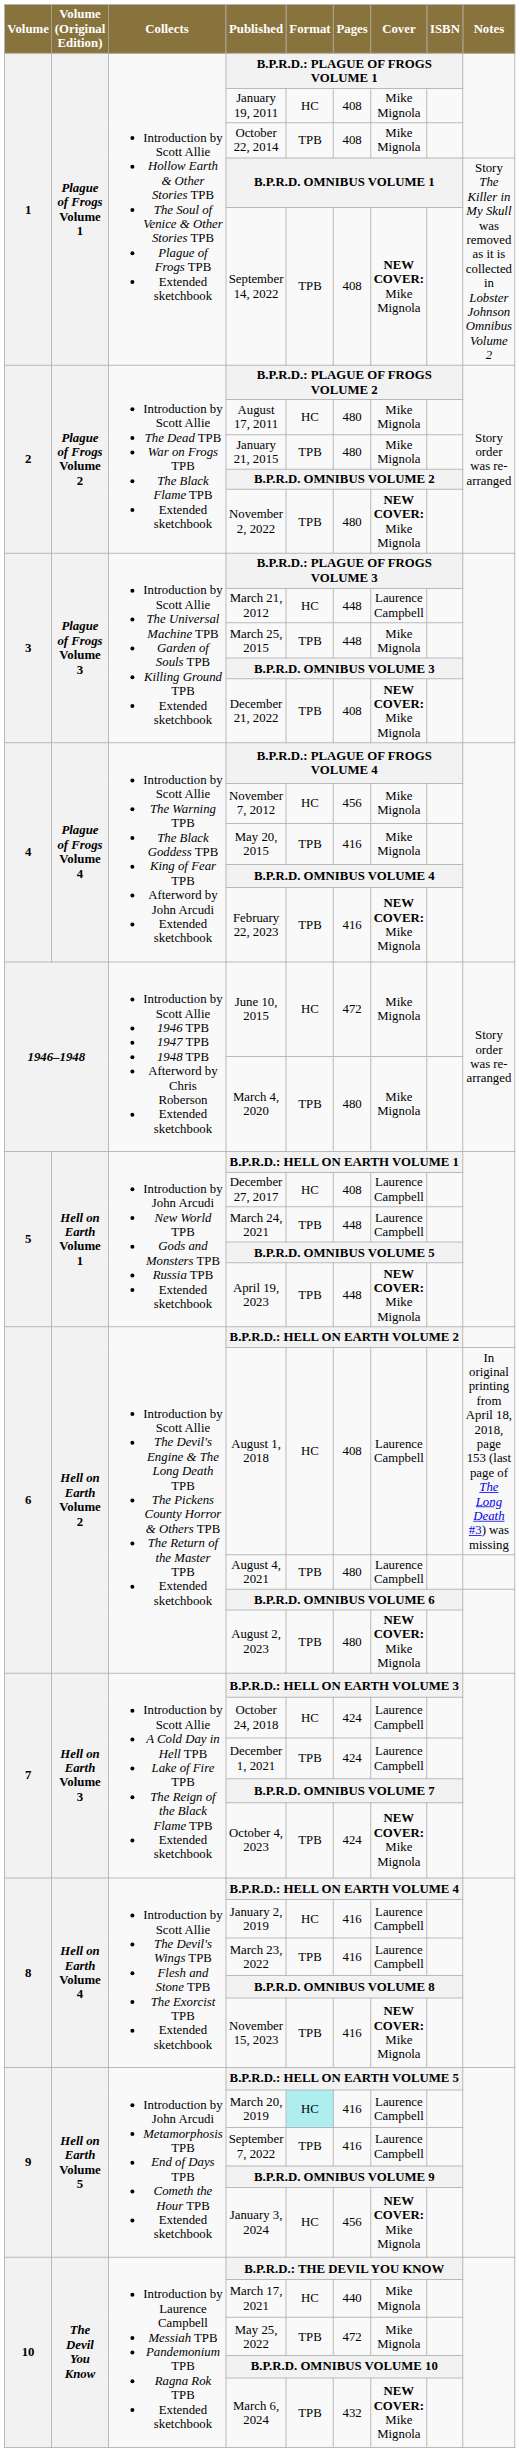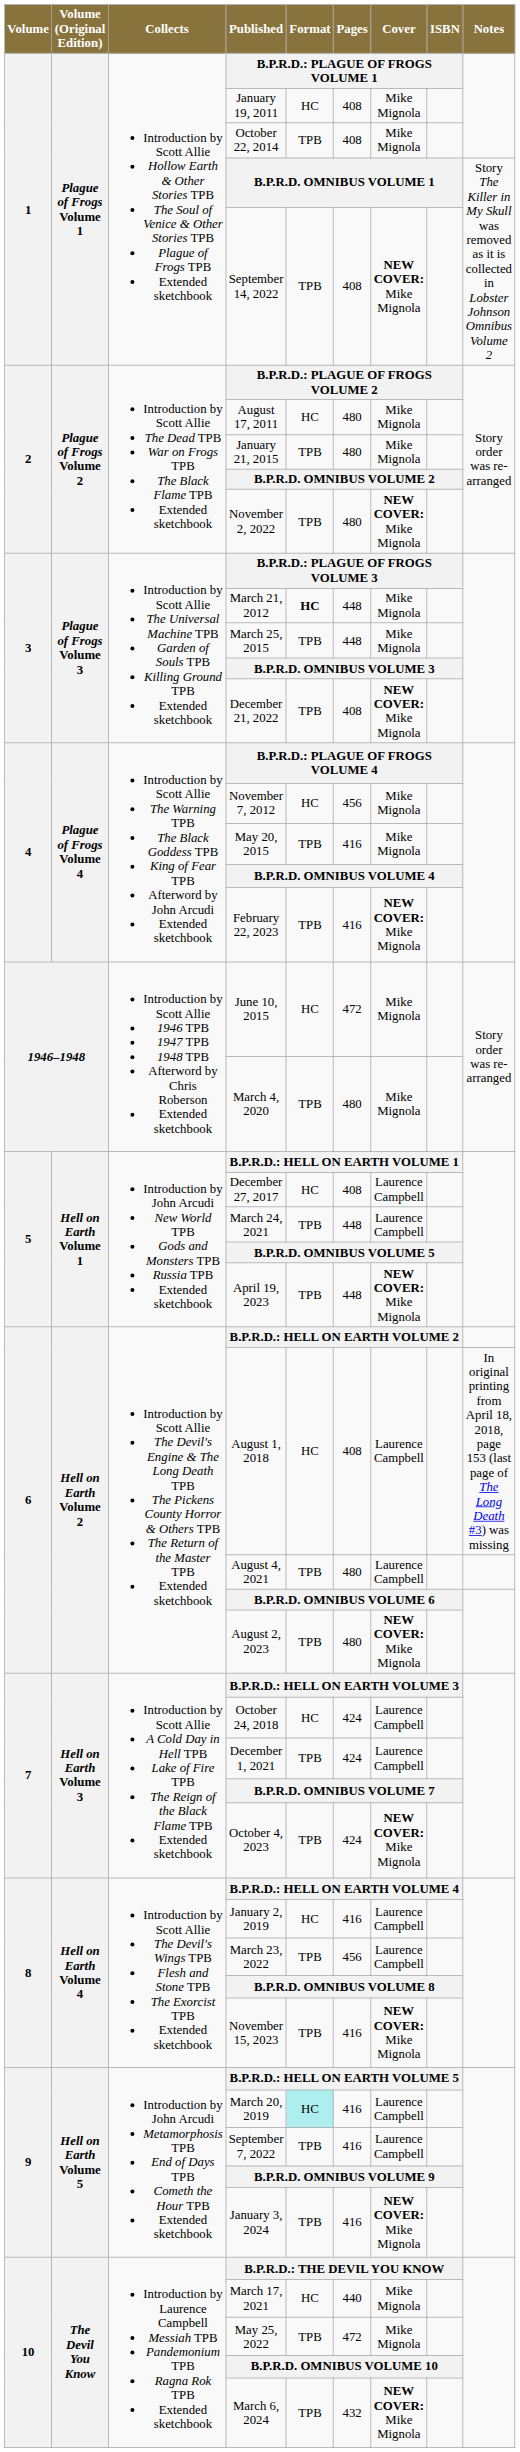(310, 605) normal -> (310, 605) bold
(399, 605) Laurence Campbell -> (399, 605) Mike Mignola
(352, 1956) 416 -> (352, 1956) 456
(310, 2222) HC -> (310, 2222) TPB
(352, 2222) 456 -> (352, 2222) 416
